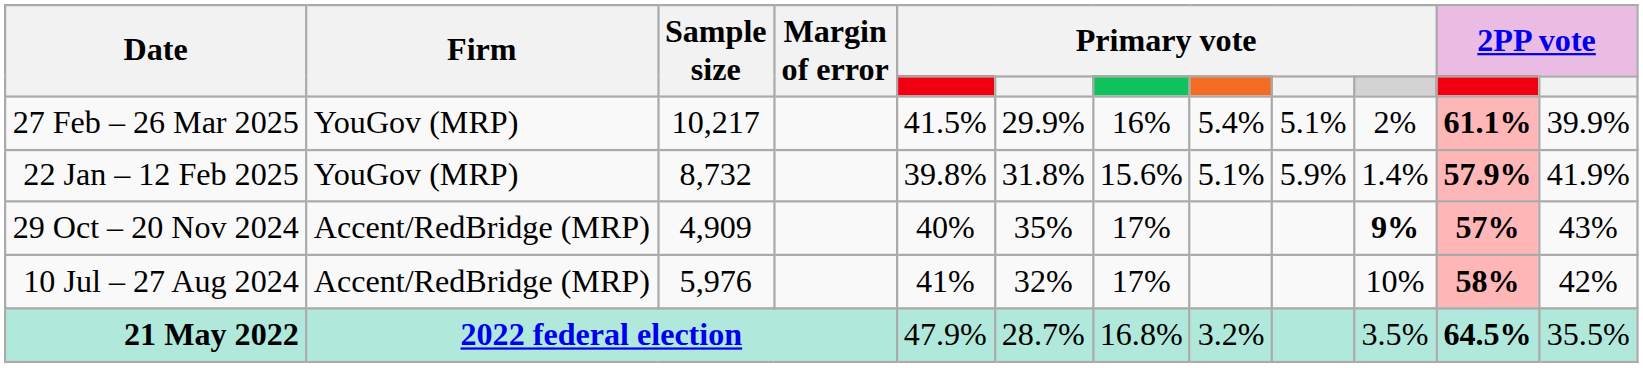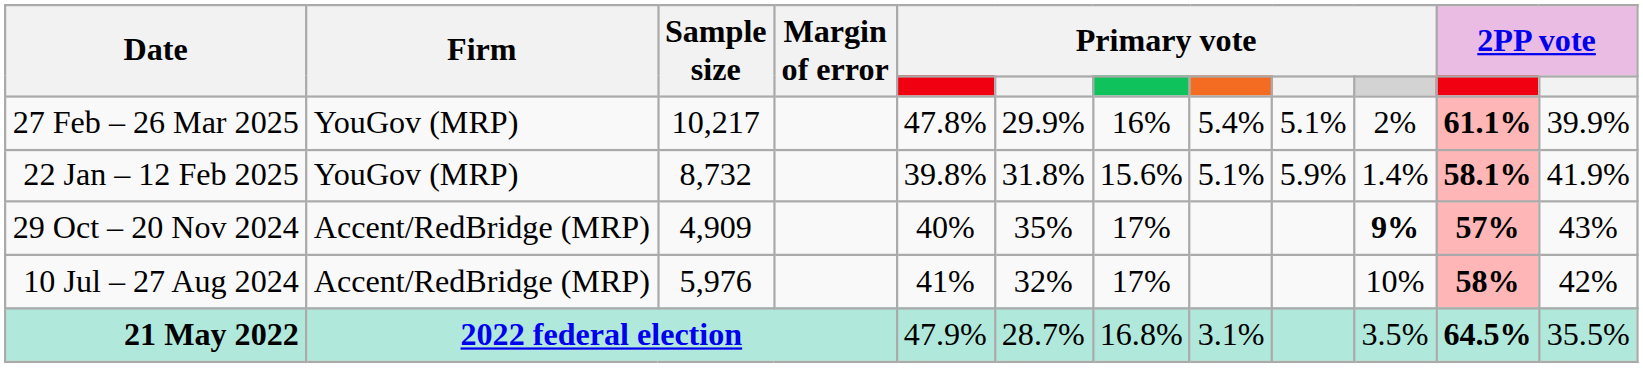(945, 122) 41.5% -> (945, 122) 47.8%
(1488, 175) 57.9% -> (1488, 175) 58.1%
(1231, 334) 3.2% -> (1231, 334) 3.1%
